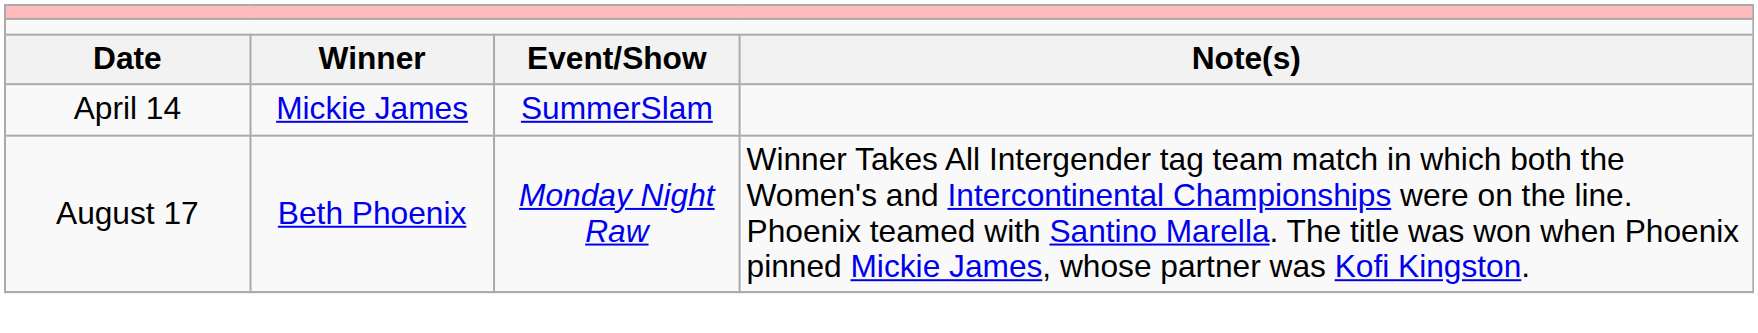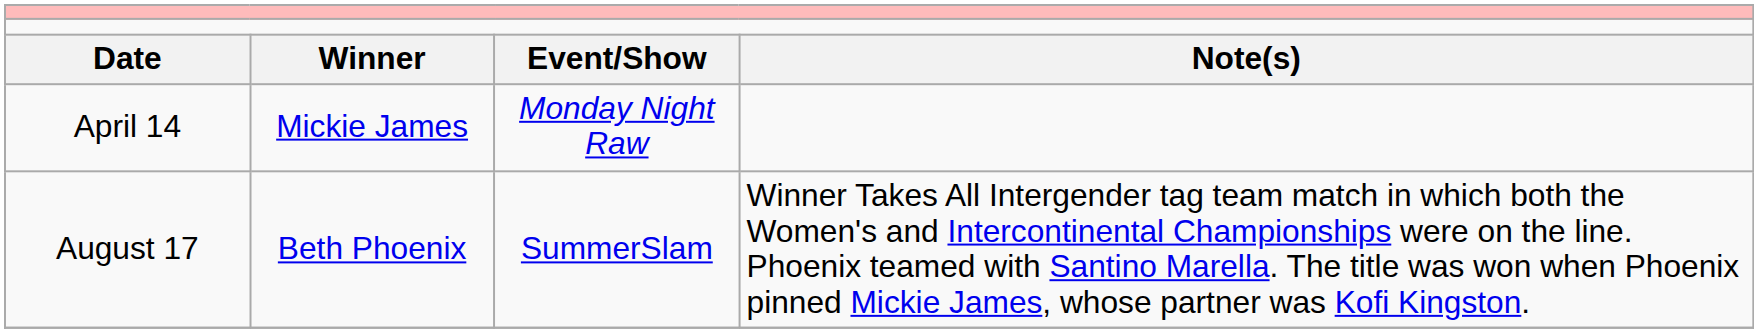(617, 109) SummerSlam -> (617, 126) Monday Night Raw
(617, 212) Monday Night Raw -> (617, 248) SummerSlam
